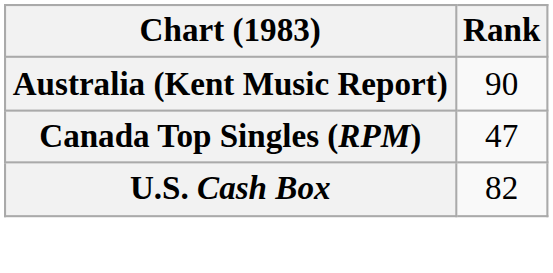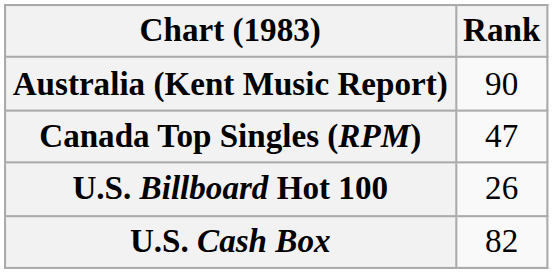+ row: (230, 188)
